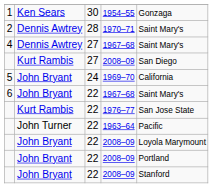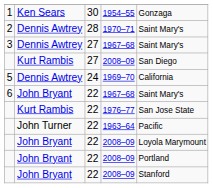(10, 45) 4 -> (10, 45) 3
(44, 77) John Bryant -> (50, 77) Dennis Awtrey
